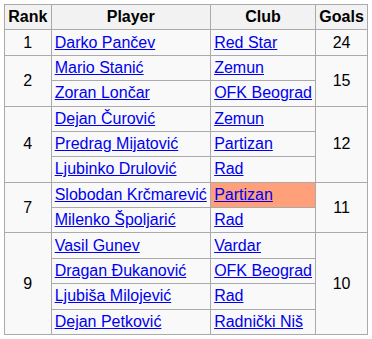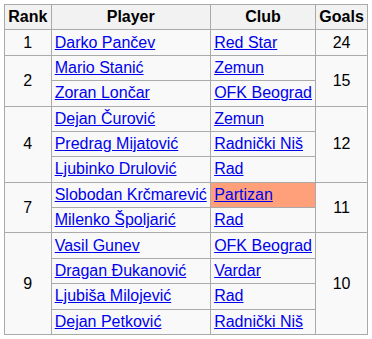(243, 144) Partizan -> (259, 144) Radnički Niš
(238, 245) Vardar -> (263, 245) OFK Beograd
(263, 270) OFK Beograd -> (238, 270) Vardar
